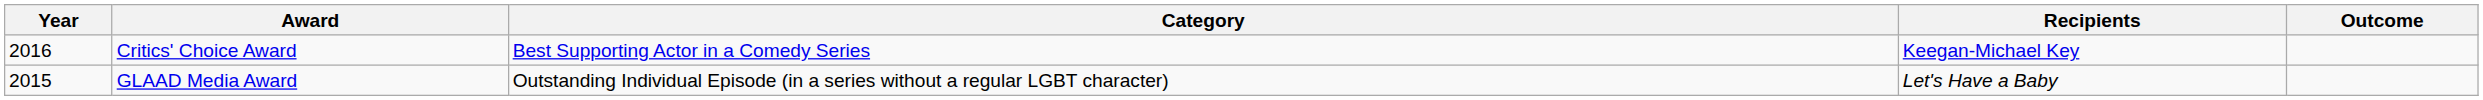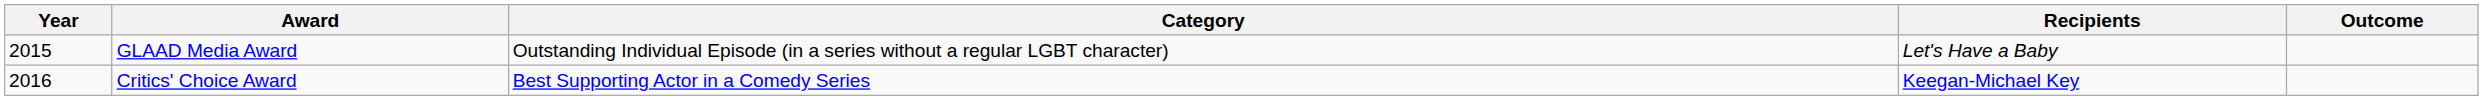rows swapped: (207, 81) <-> (207, 50)
